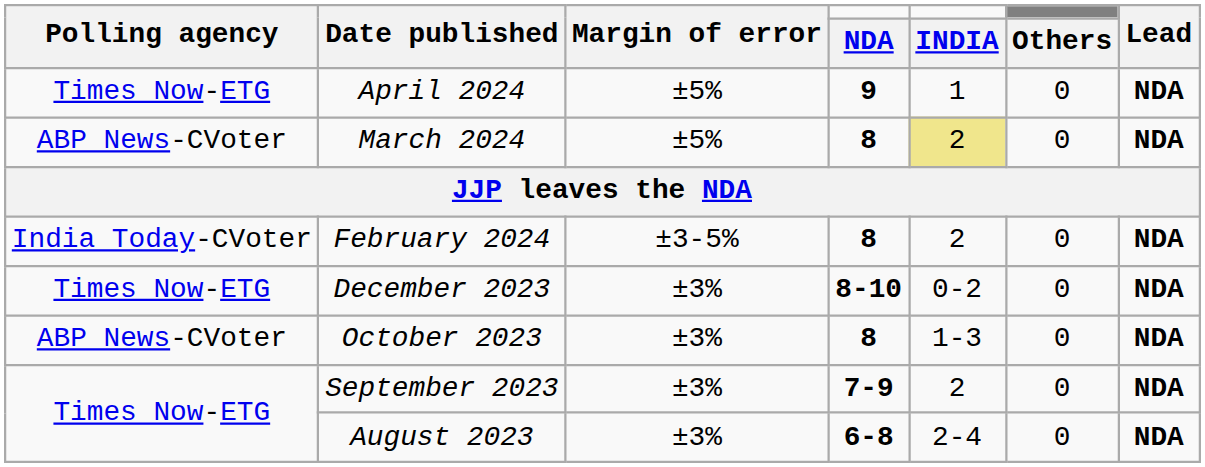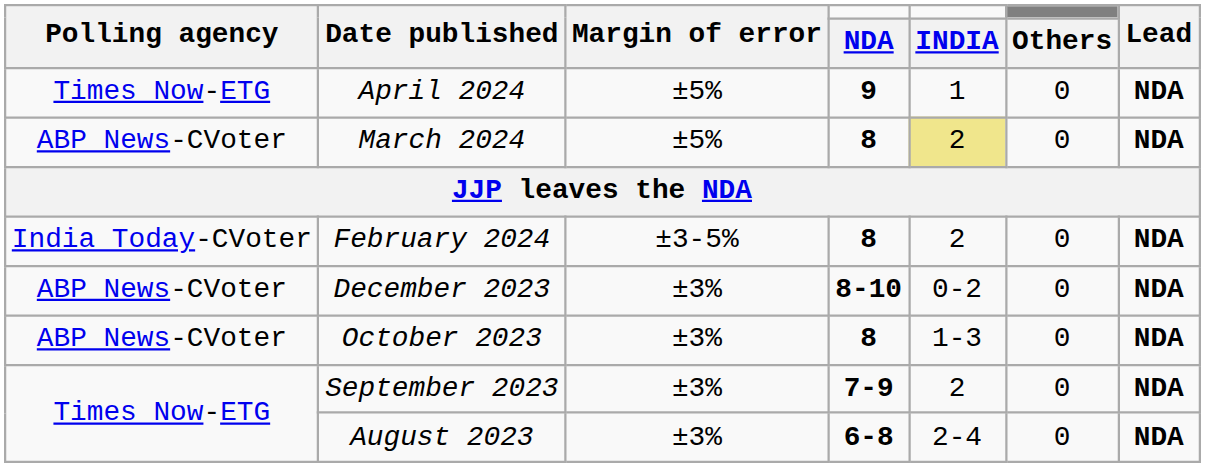(162, 290) Times Now-ETG -> (162, 290) ABP News-CVoter
